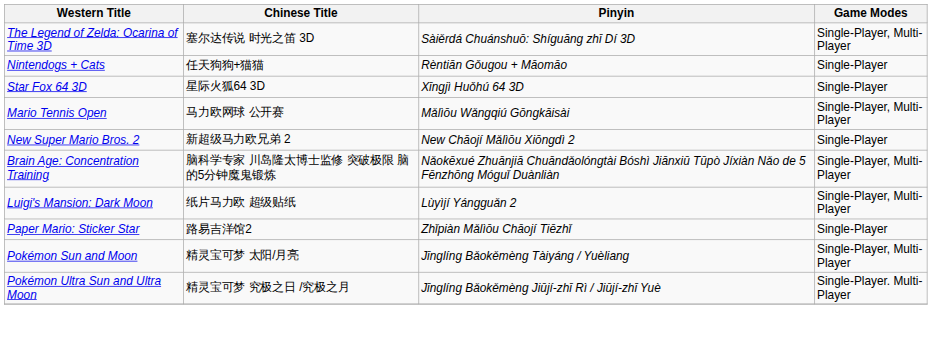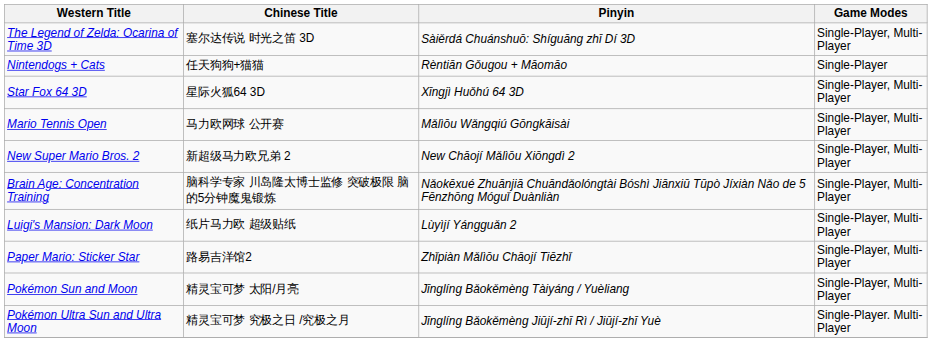(852, 86) Single-Player -> (870, 92) Single-Player, Multi-Player
(852, 139) Single-Player -> (870, 156) Single-Player, Multi-Player
(852, 229) Single-Player -> (870, 257) Single-Player, Multi-Player
